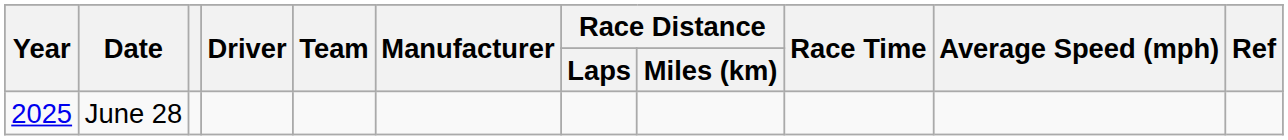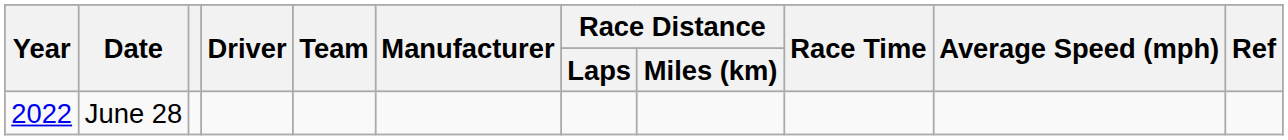(42, 113) 2025 -> (42, 113) 2022
